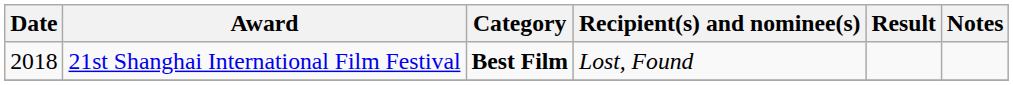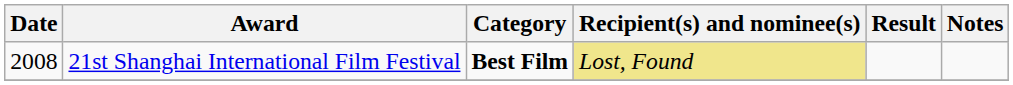(34, 60) 2018 -> (34, 60) 2008
(636, 60) no background -> (636, 60) khaki background
